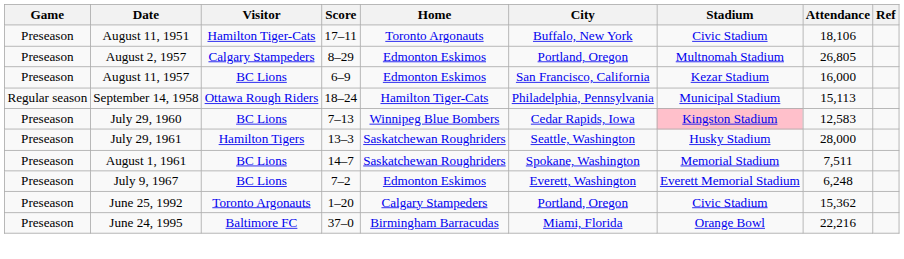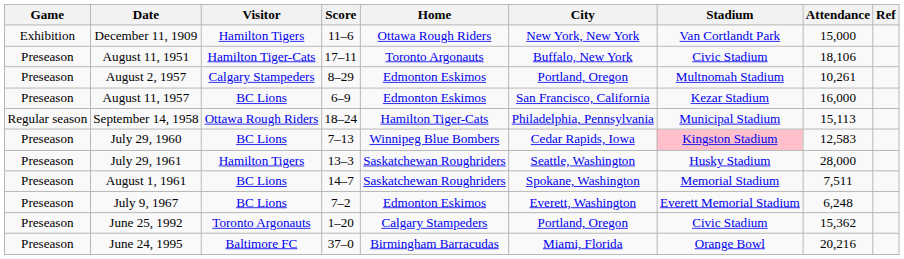+ row: (146, 35)
(838, 56) 26,805 -> (838, 77) 10,261
(838, 222) 22,216 -> (838, 243) 20,216
